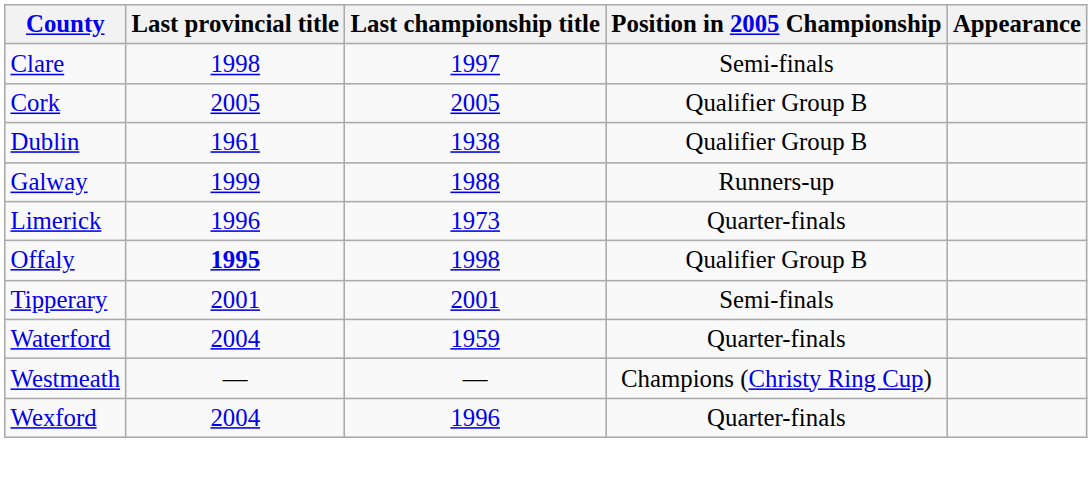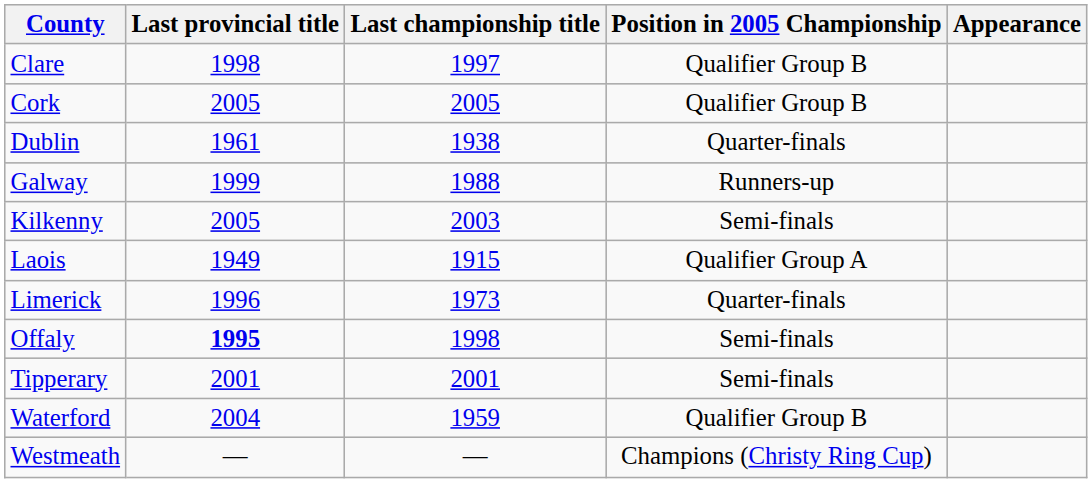(776, 63) Semi-finals -> (776, 63) Qualifier Group B
(776, 142) Qualifier Group B -> (776, 142) Quarter-finals
+ row: (57, 220)
+ row: (38, 260)
(776, 260) Qualifier Group B -> (776, 338) Semi-finals
(776, 338) Quarter-finals -> (776, 417) Qualifier Group B
- row: (54, 417)
